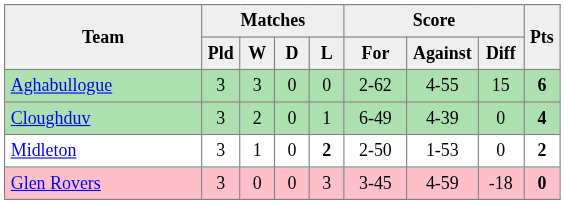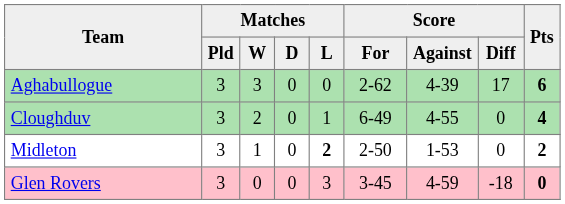(442, 85) 4-55 -> (442, 85) 4-39
(501, 85) 15 -> (501, 85) 17
(442, 118) 4-39 -> (442, 118) 4-55
